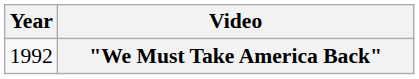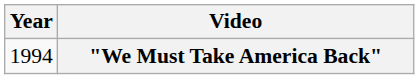(31, 55) 1992 -> (31, 55) 1994
